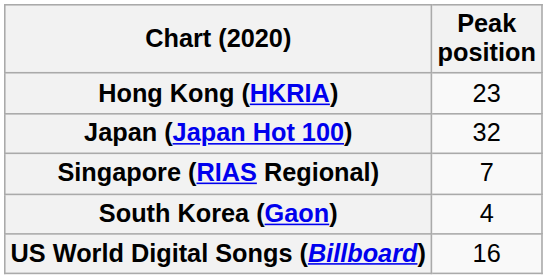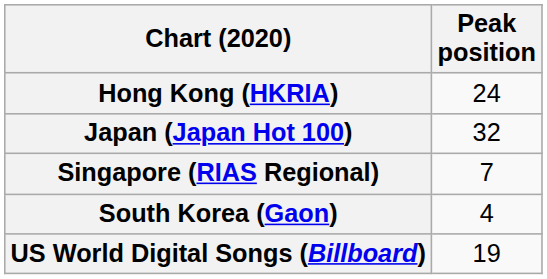(487, 93) 23 -> (487, 93) 24
(487, 253) 16 -> (487, 253) 19
